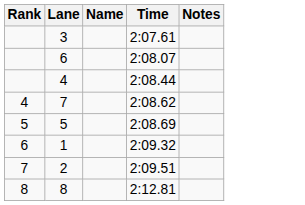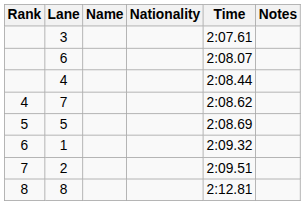+ column: (165, 15)
